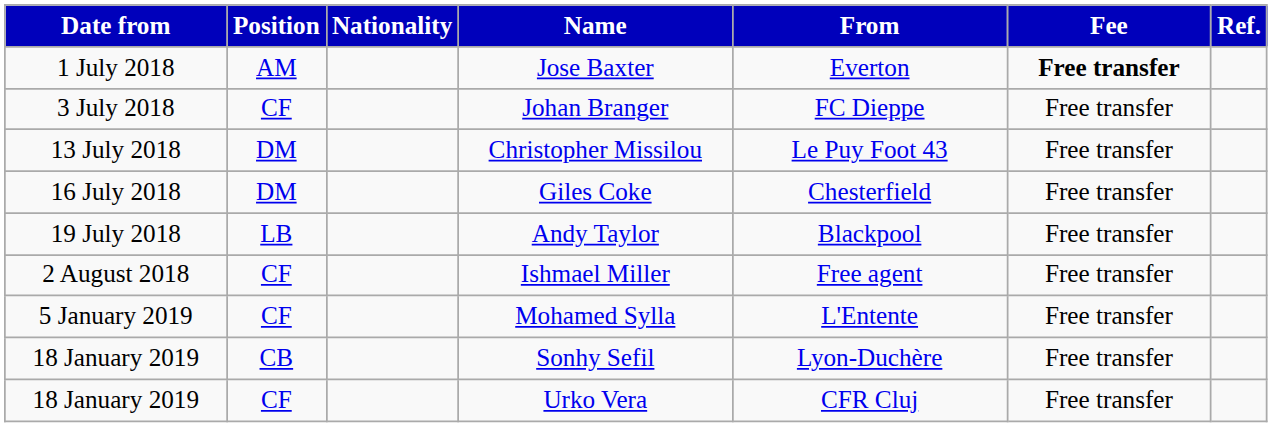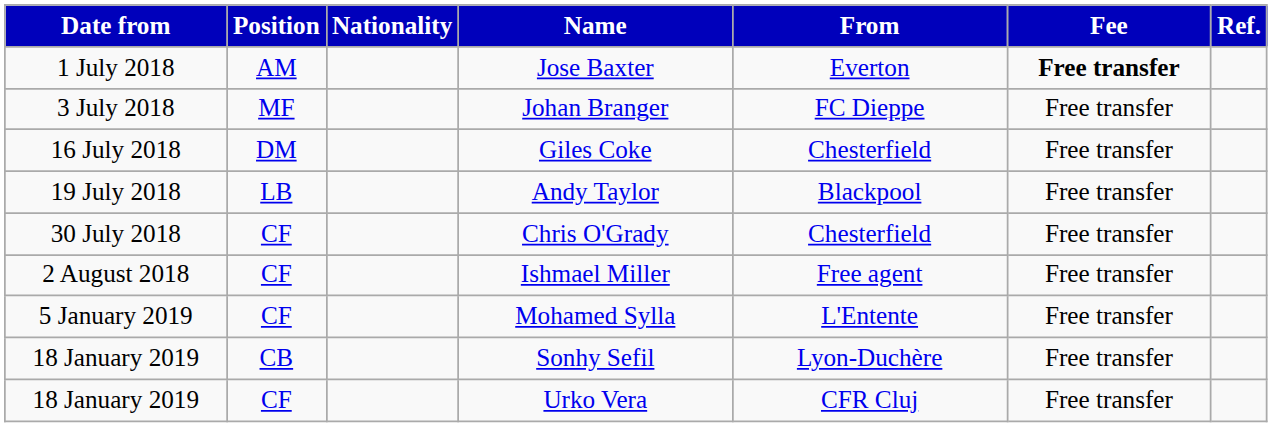(276, 108) CF -> (276, 108) MF
- row: (595, 150)
+ row: (595, 233)
